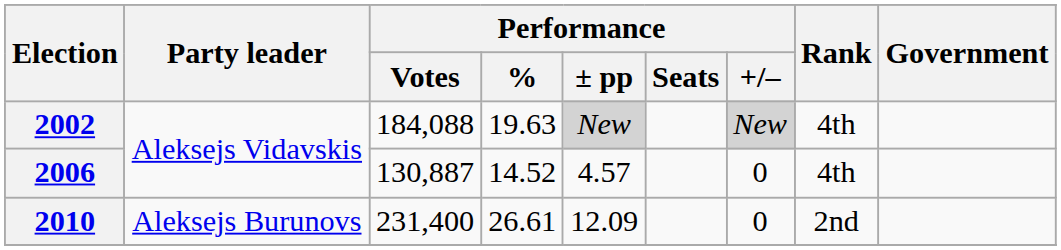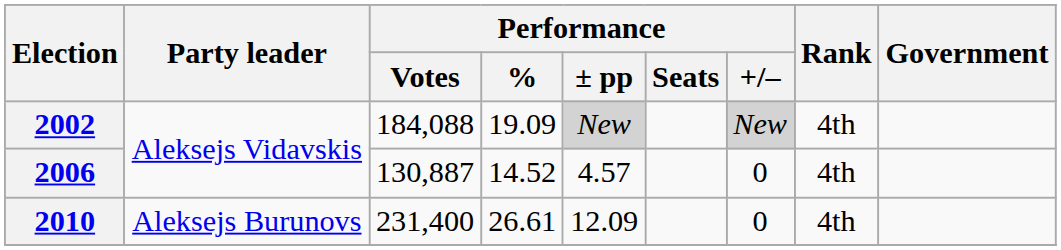(522, 124) 19.63 -> (522, 124) 19.09
(836, 220) 2nd -> (836, 220) 4th
